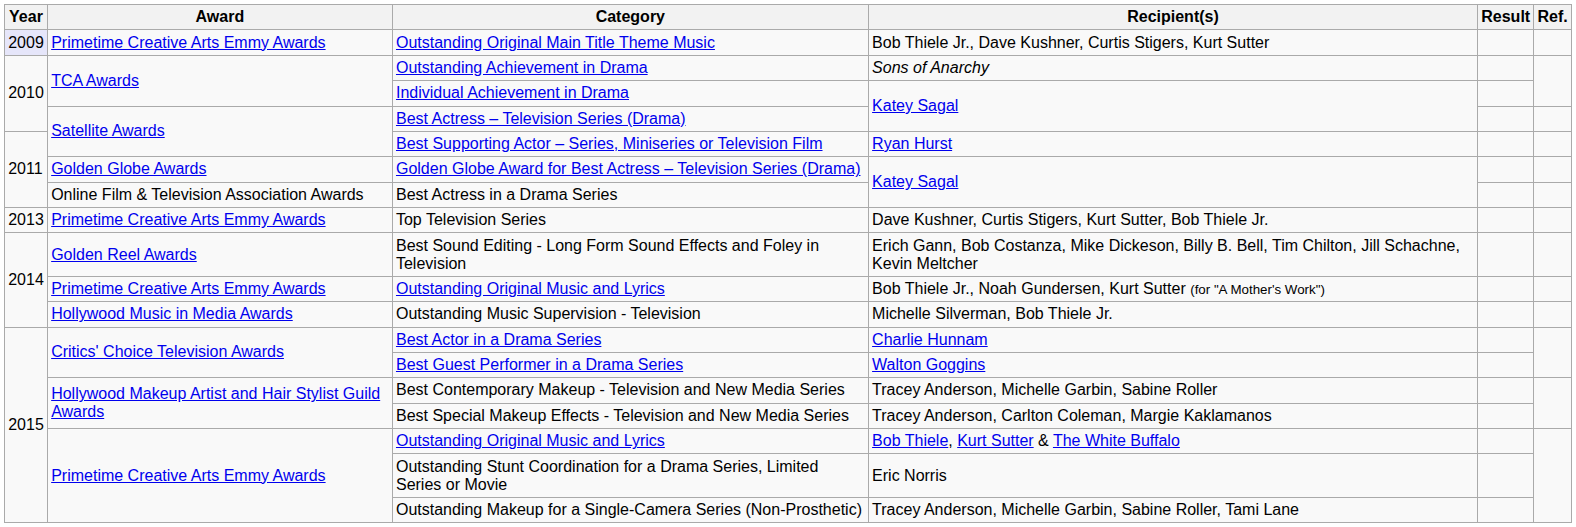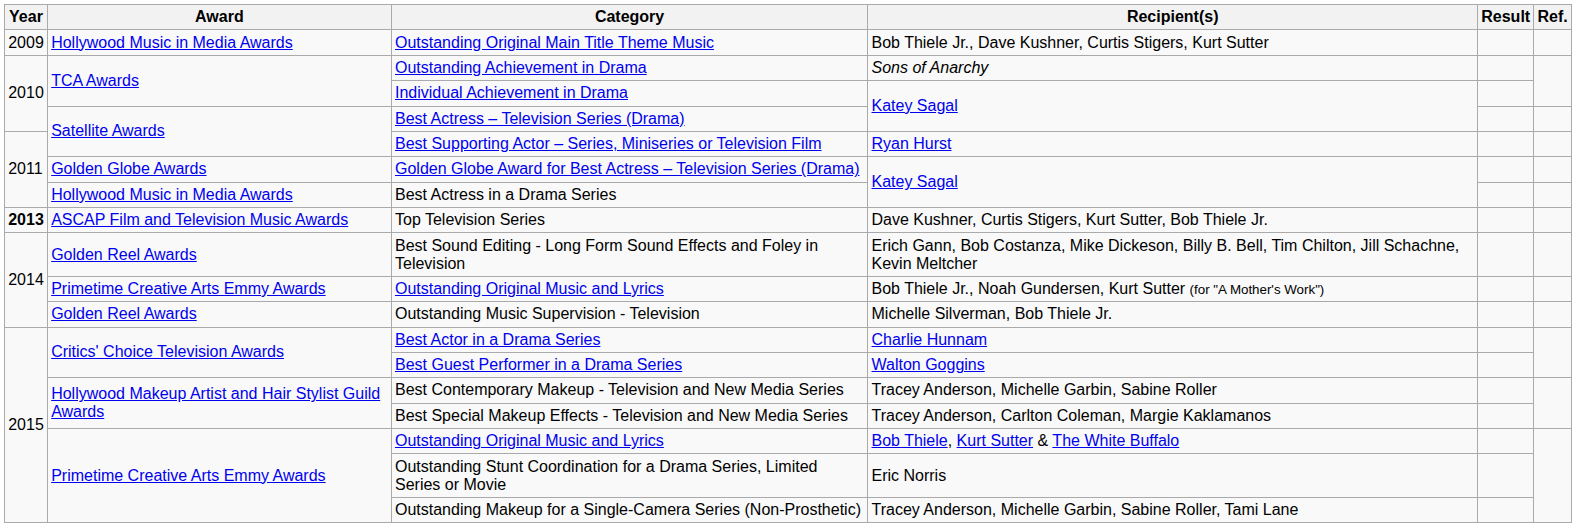(26, 42) lavender background -> (26, 42) no background
(188, 42) Primetime Creative Arts Emmy Awards -> (172, 42) Hollywood Music in Media Awards
(207, 194) Online Film & Television Association Awards -> (172, 194) Hollywood Music in Media Awards
(26, 220) normal -> (26, 220) bold
(188, 220) Primetime Creative Arts Emmy Awards -> (200, 220) ASCAP Film and Television Music Awards
(172, 314) Hollywood Music in Media Awards -> (124, 314) Golden Reel Awards
